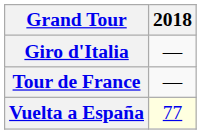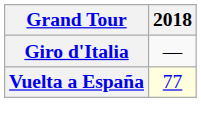- row: (77, 81)
